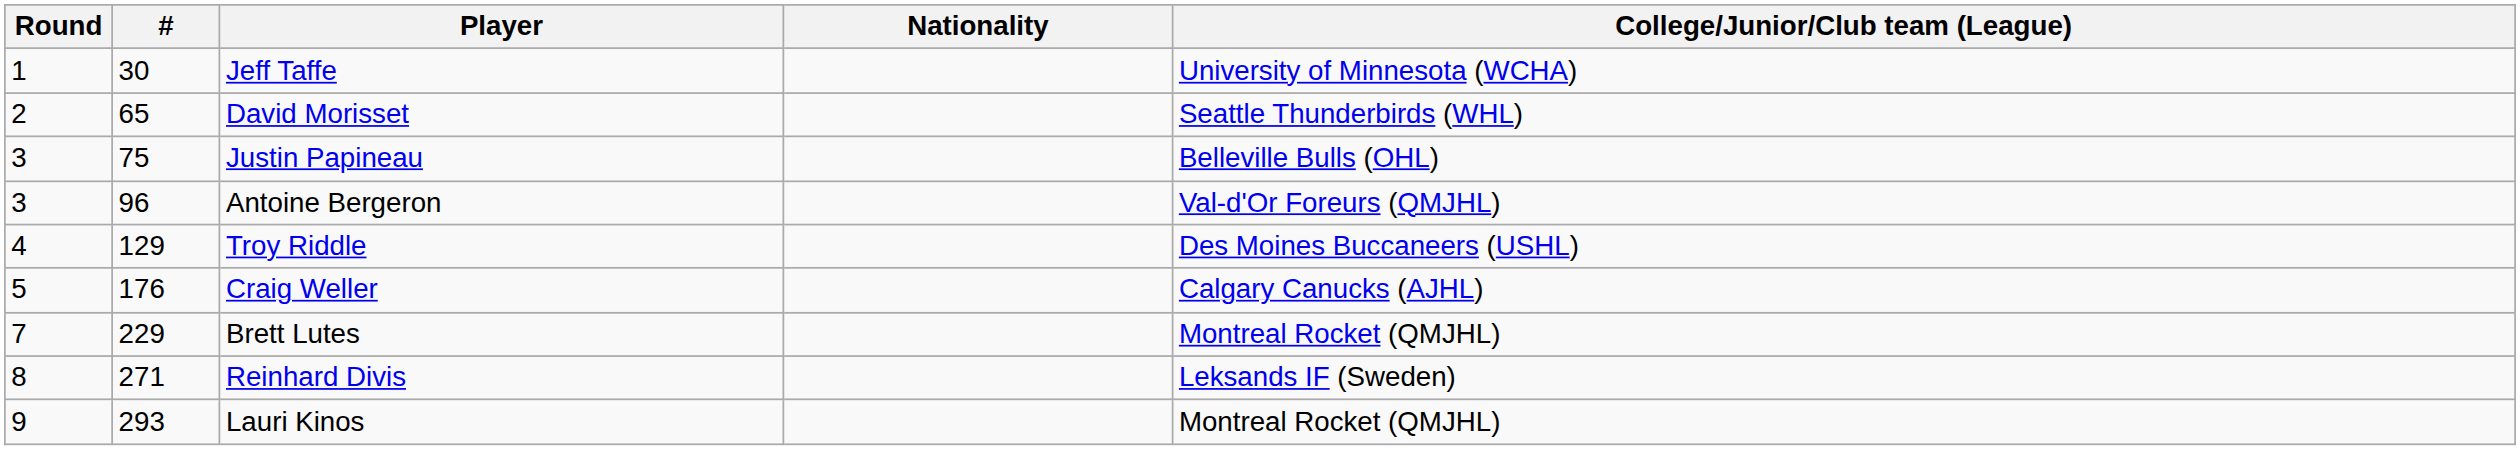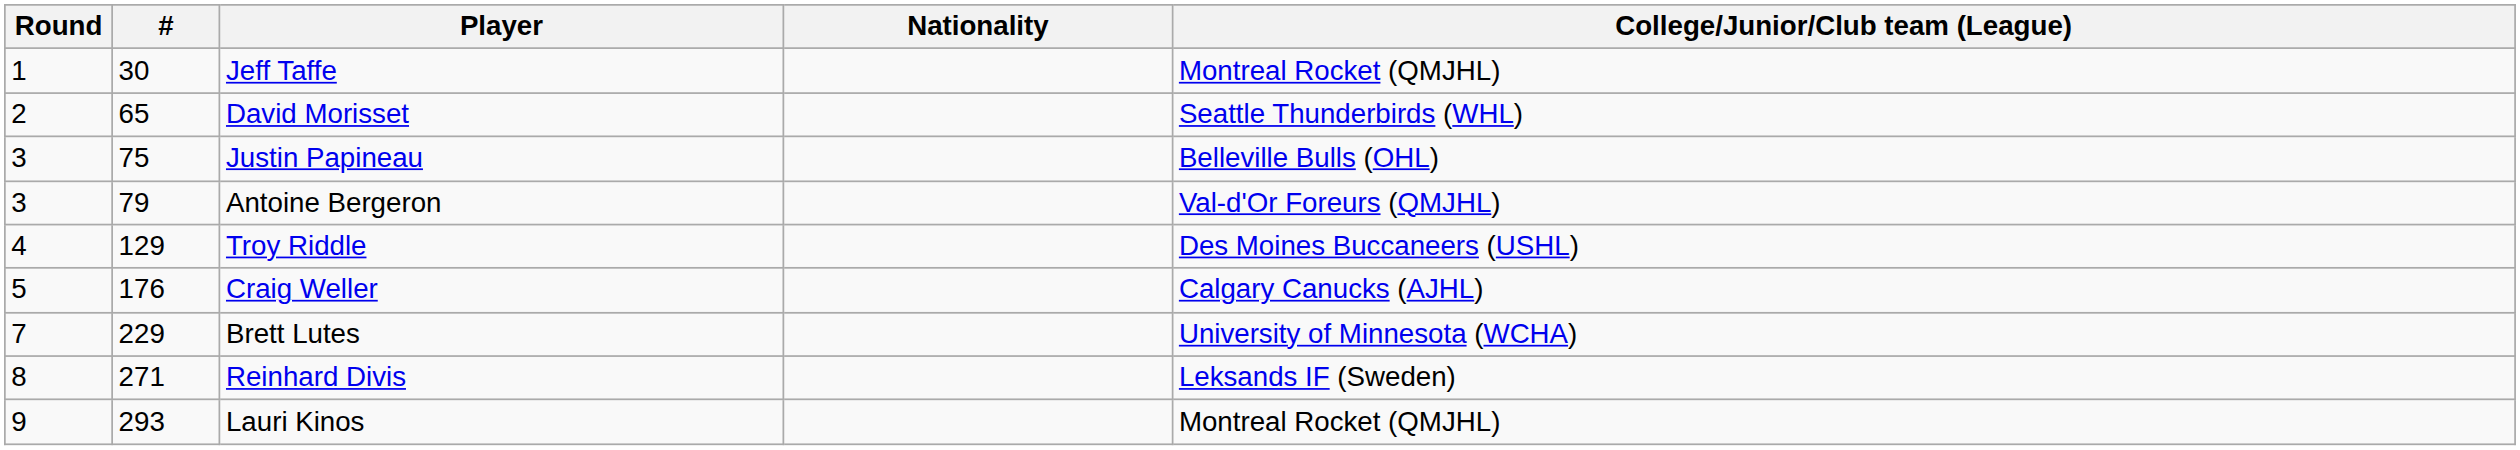(1378, 70) University of Minnesota (WCHA) -> (1340, 70) Montreal Rocket (QMJHL)
(134, 202) 96 -> (134, 202) 79
(1340, 333) Montreal Rocket (QMJHL) -> (1378, 333) University of Minnesota (WCHA)
